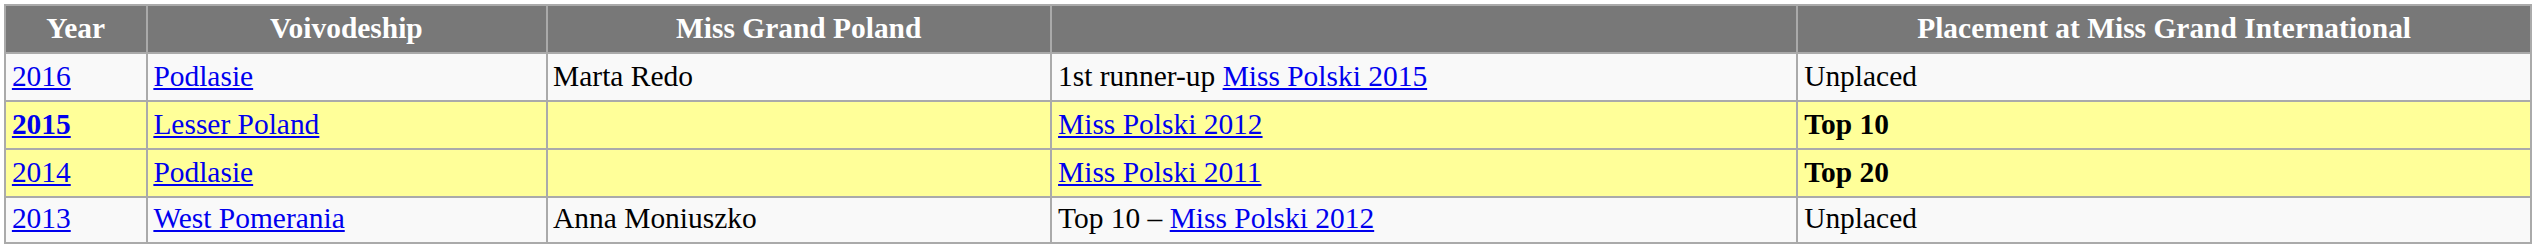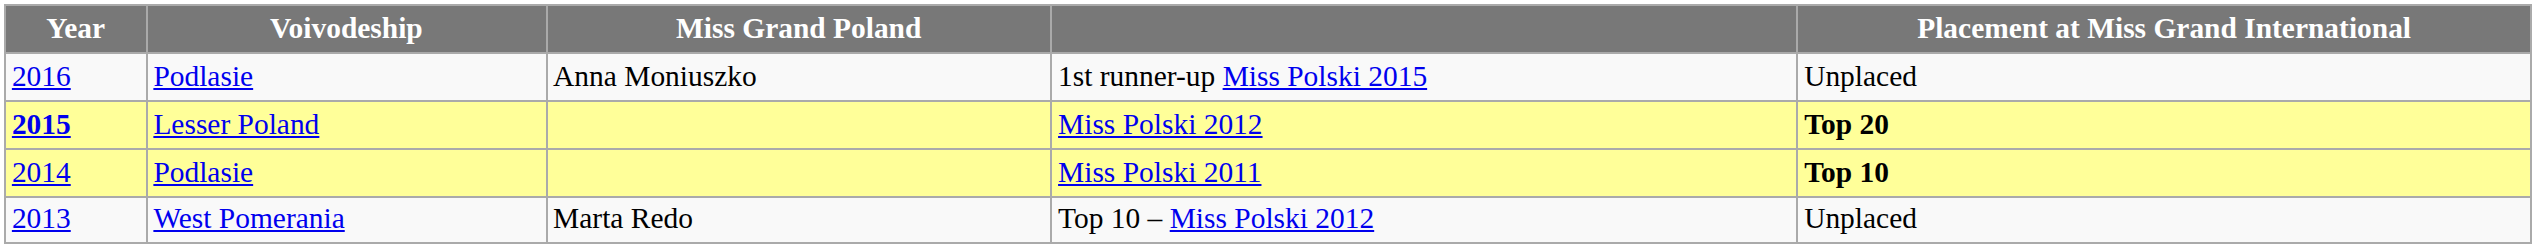(623, 75) Marta Redo -> (655, 75) Anna Moniuszko
(1847, 123) Top 10 -> (1847, 123) Top 20
(1847, 171) Top 20 -> (1847, 171) Top 10
(655, 219) Anna Moniuszko -> (623, 219) Marta Redo
